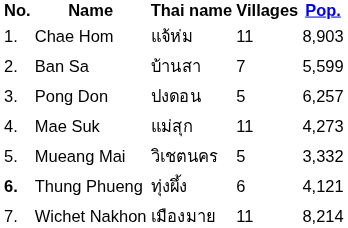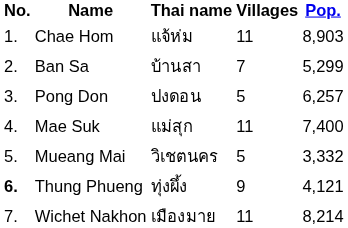(323, 66) 5,599 -> (323, 66) 5,299
(323, 126) 4,273 -> (323, 126) 7,400
(241, 185) 6 -> (241, 185) 9
